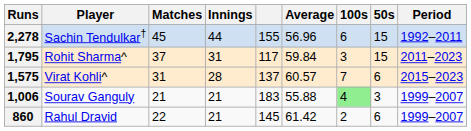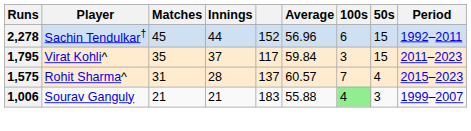(269, 36) 155 -> (269, 36) 152
(86, 58) Rohit Sharma^ -> (76, 58) Virat Kohli^
(159, 58) 37 -> (159, 58) 35
(215, 58) 31 -> (215, 58) 37
(76, 77) Virat Kohli^ -> (86, 77) Rohit Sharma^
(377, 77) 6 -> (377, 77) 4
- row: (23, 117)
